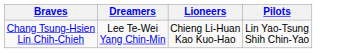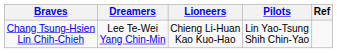+ column: (322, 12)
